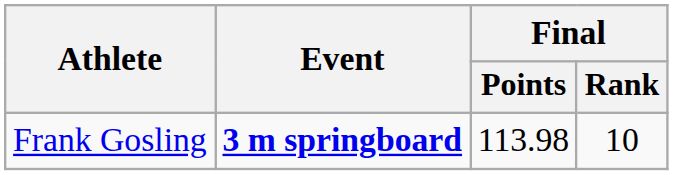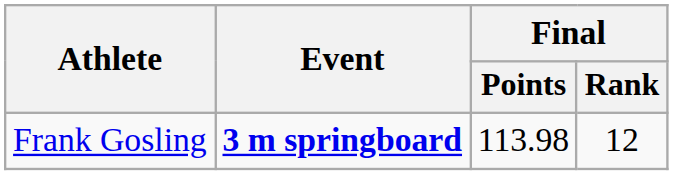(622, 140) 10 -> (622, 140) 12
